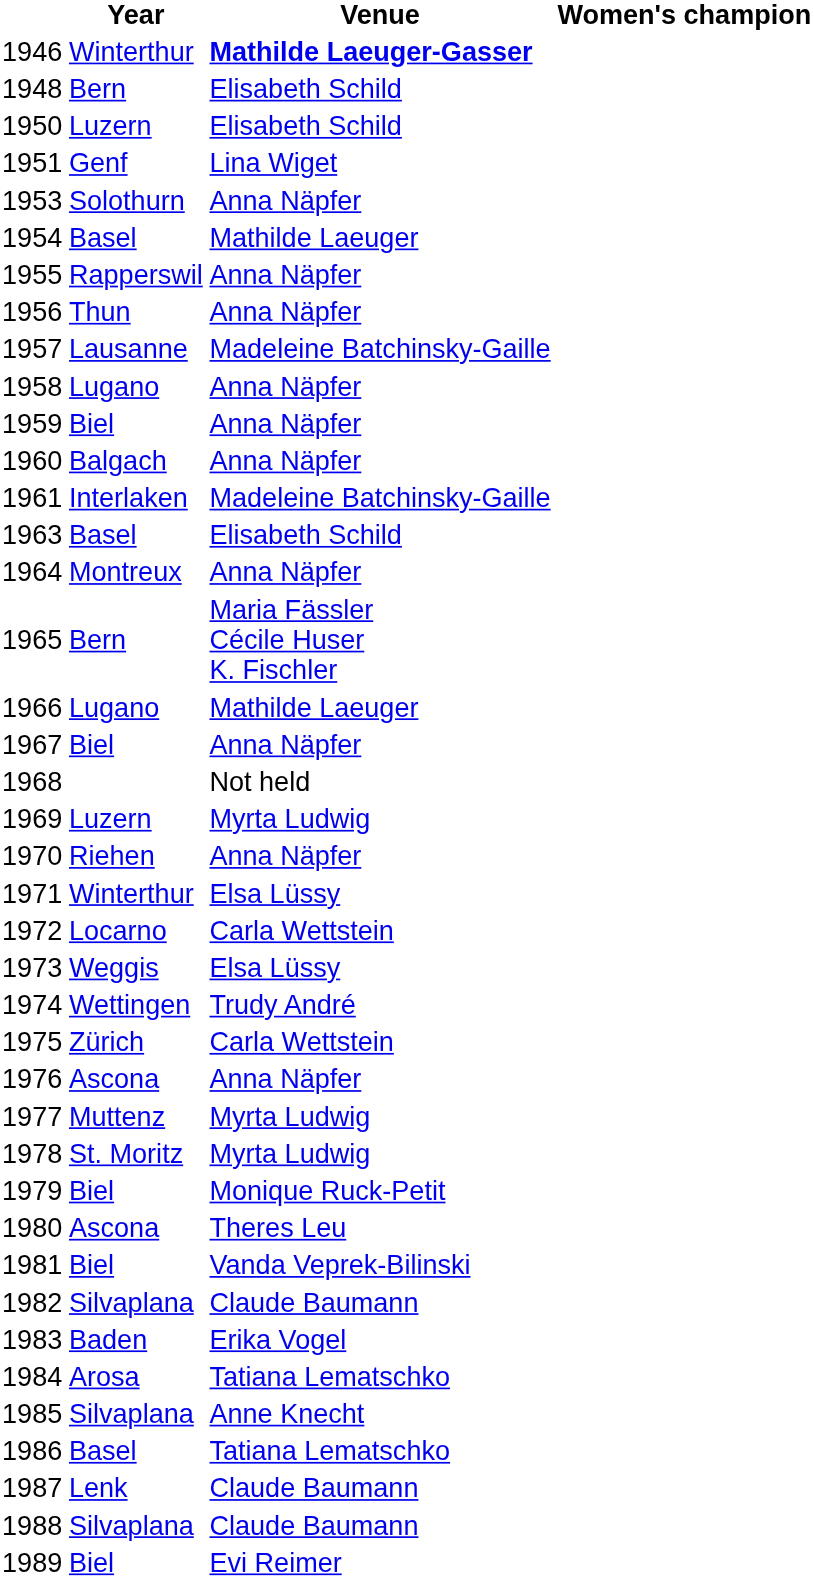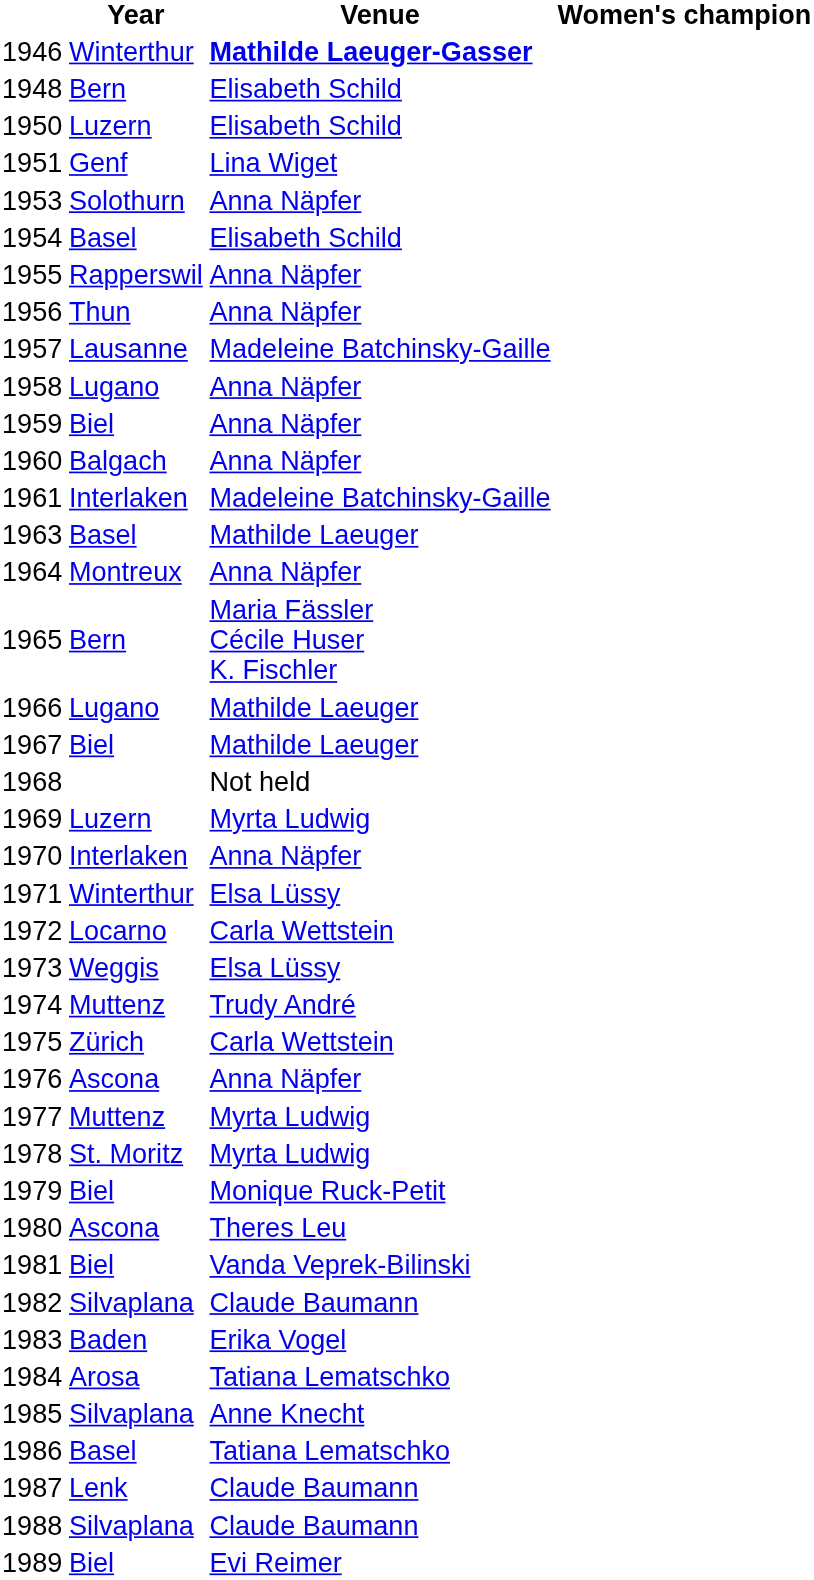(314, 238) Mathilde Laeuger -> (306, 238) Elisabeth Schild
(306, 535) Elisabeth Schild -> (314, 535) Mathilde Laeuger
(285, 745) Anna Näpfer -> (314, 745) Mathilde Laeuger
(112, 856) Riehen -> (128, 856) Interlaken
(130, 1005) Wettingen -> (117, 1005) Muttenz
